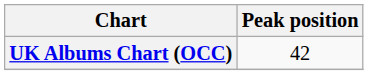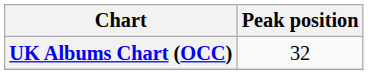(300, 52) 42 -> (300, 52) 32
